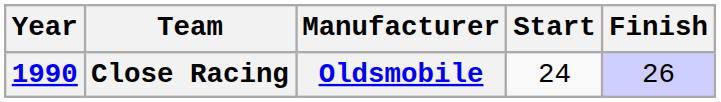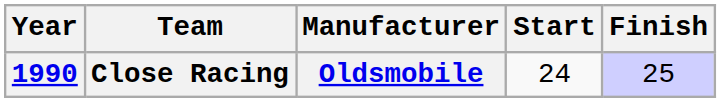(658, 74) 26 -> (658, 74) 25
